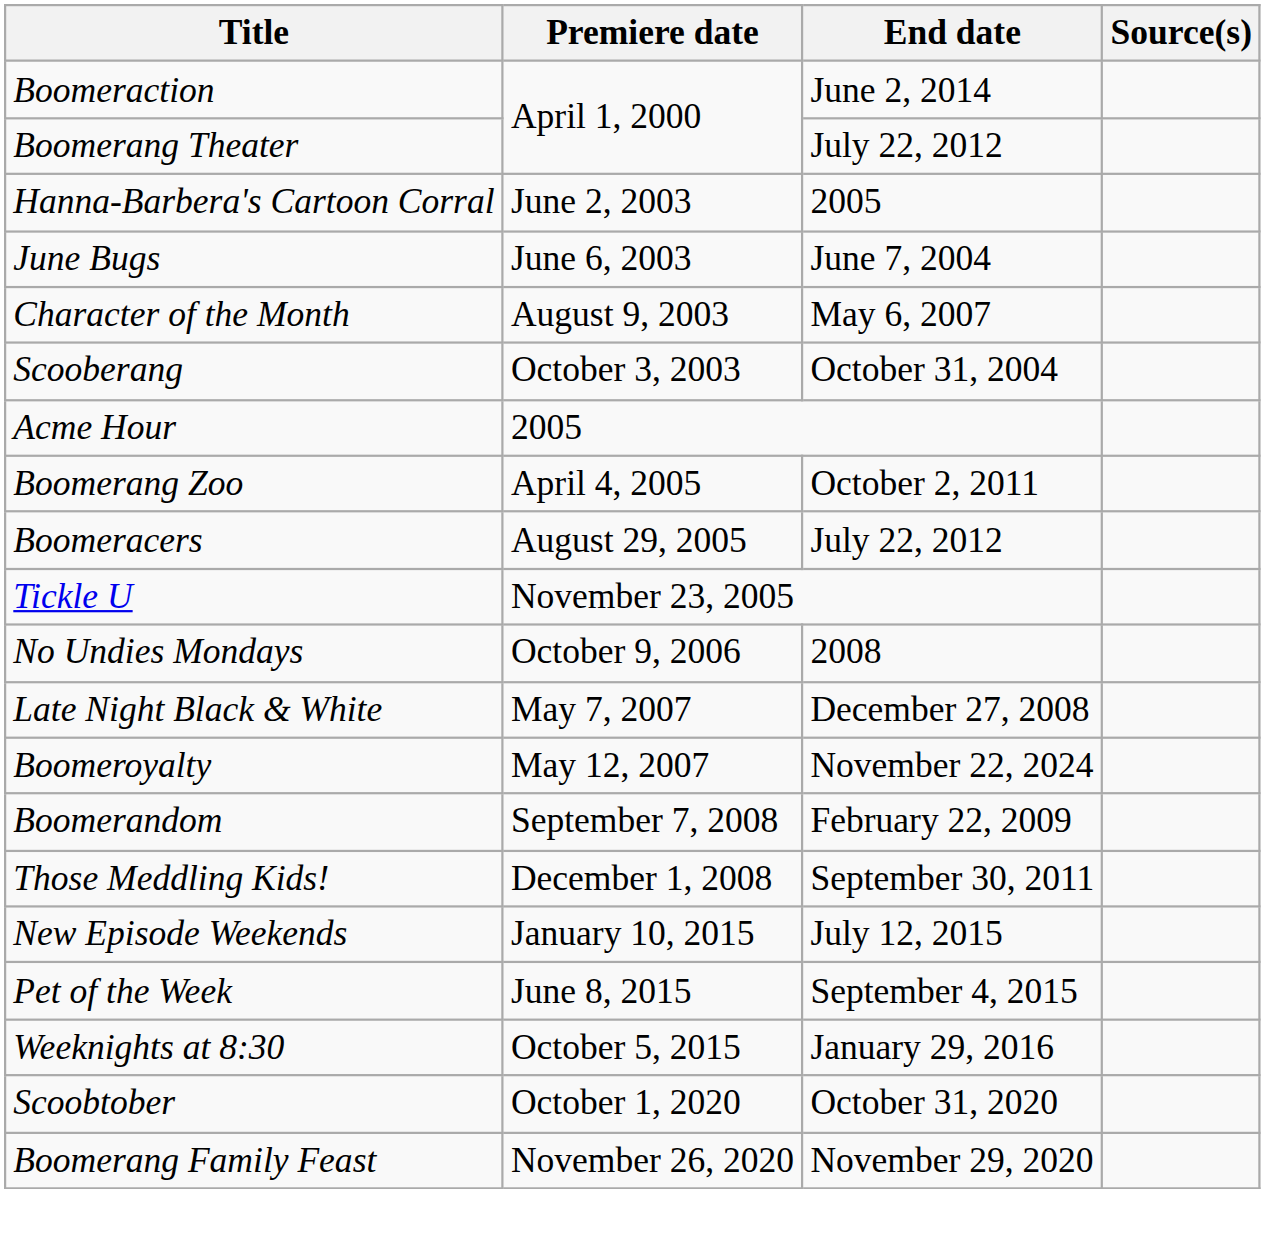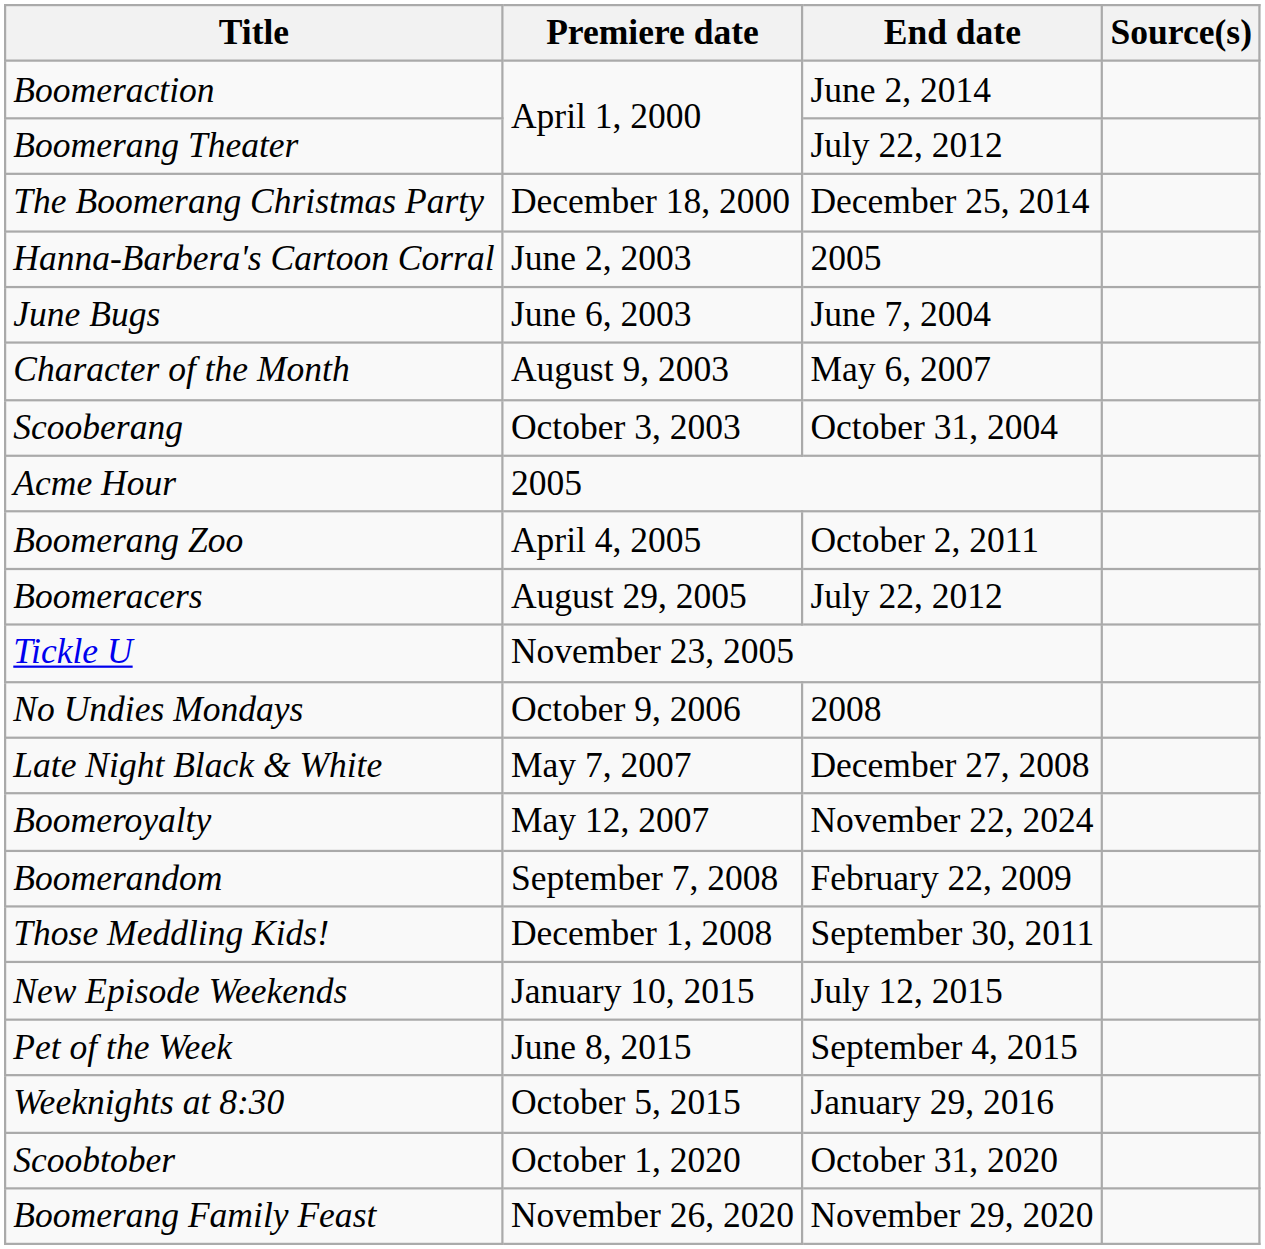+ row: (249, 201)
